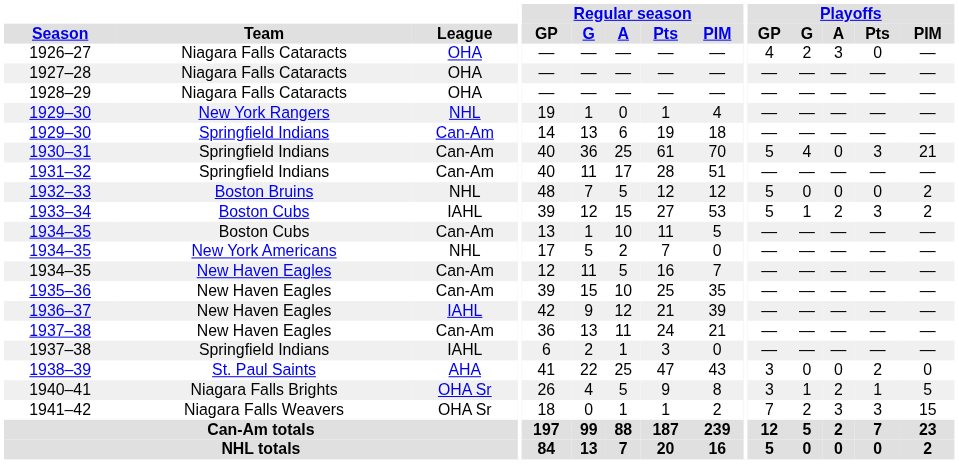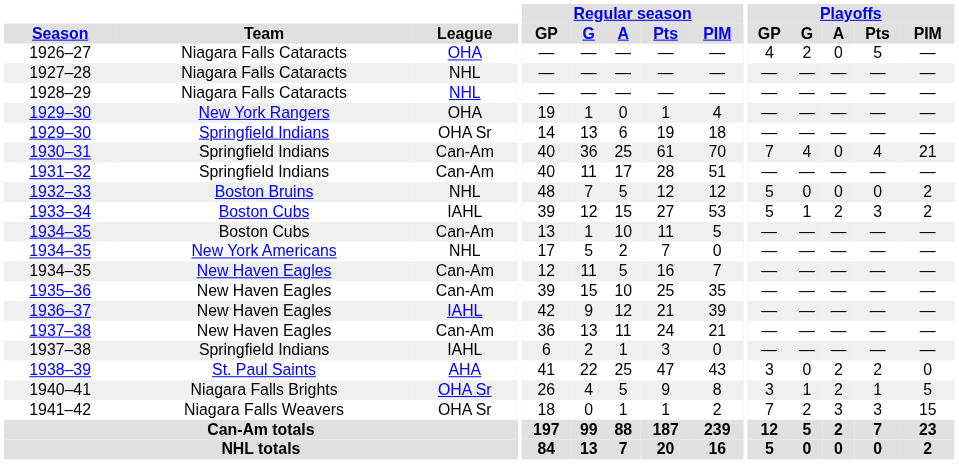(838, 53) 3 -> (838, 53) 0
(878, 53) 0 -> (878, 53) 5
(465, 73) OHA -> (465, 73) NHL
(465, 93) OHA -> (465, 93) NHL
(465, 112) NHL -> (465, 112) OHA
(465, 132) Can-Am -> (465, 132) OHA Sr
(769, 152) 5 -> (769, 152) 7
(878, 152) 3 -> (878, 152) 4
(838, 370) 0 -> (838, 370) 2
